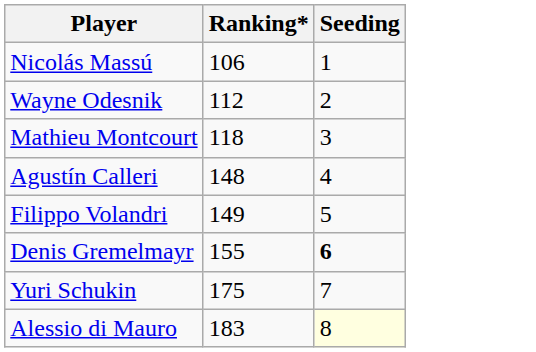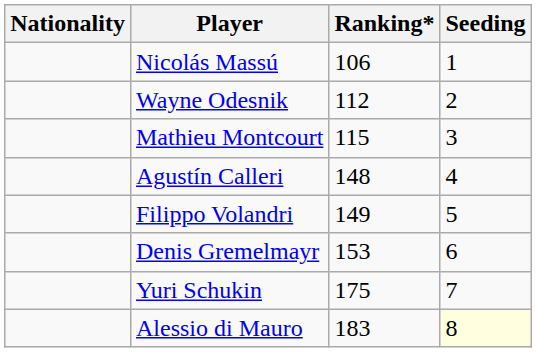+ column: (68, 23)
(226, 137) 118 -> (352, 137) 115
(227, 251) 155 -> (352, 251) 153
(326, 251) bold -> (452, 251) normal
